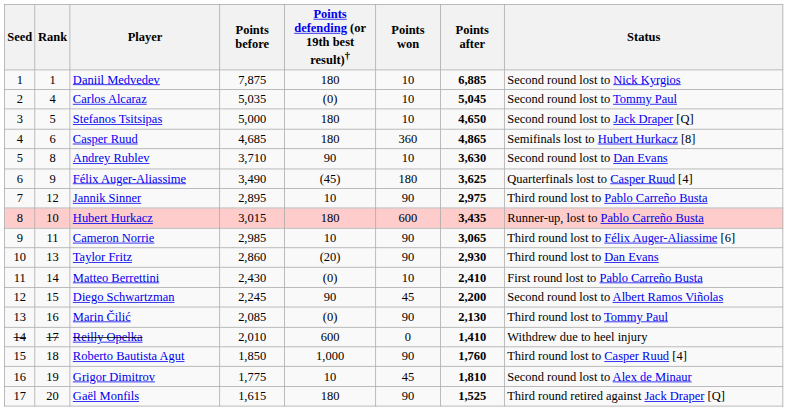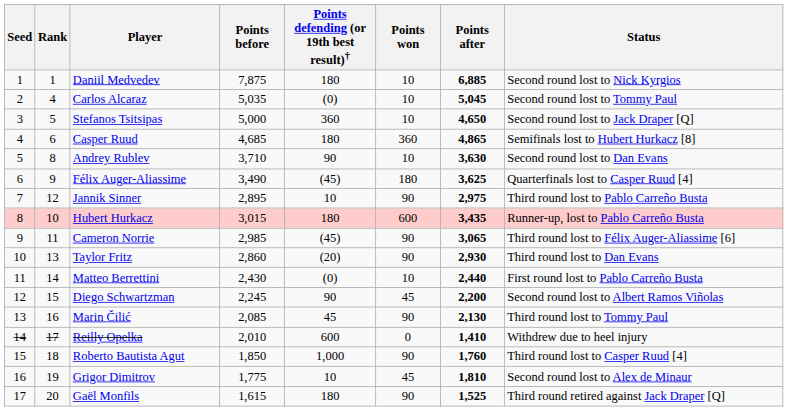(330, 119) 180 -> (330, 119) 360
(330, 238) 10 -> (330, 238) (45)
(472, 277) 2,410 -> (472, 277) 2,440
(330, 317) (0) -> (330, 317) 45
